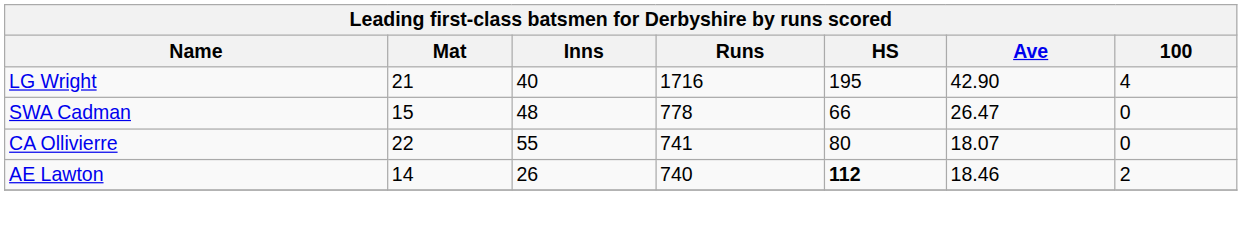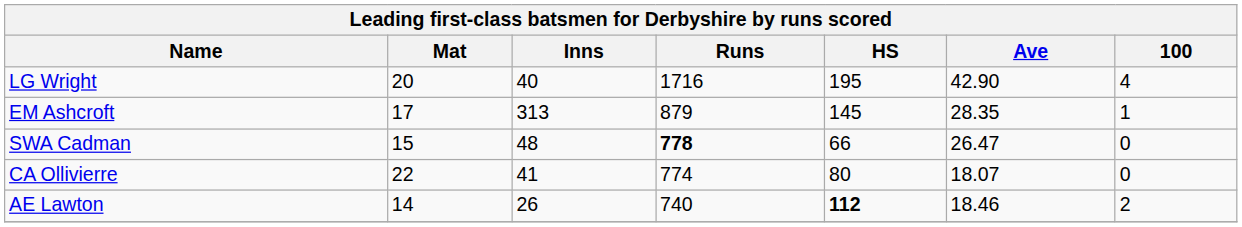(403, 81) 21 -> (403, 81) 20
+ row: (62, 112)
(676, 112) normal -> (676, 143) bold
(527, 143) 55 -> (527, 174) 41
(676, 143) 741 -> (676, 174) 774
